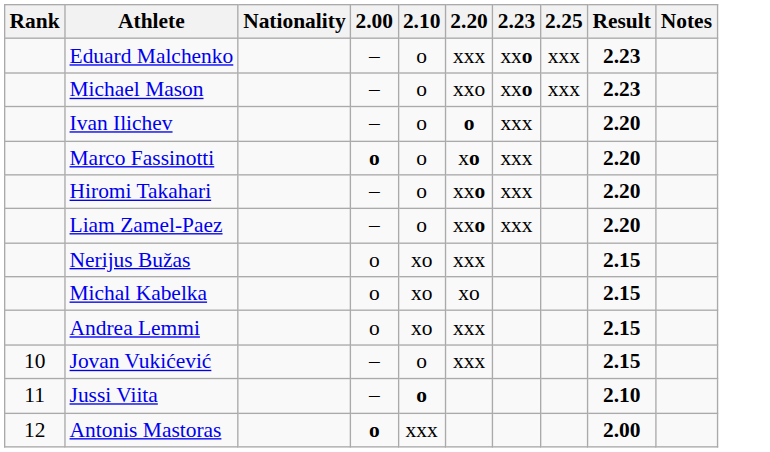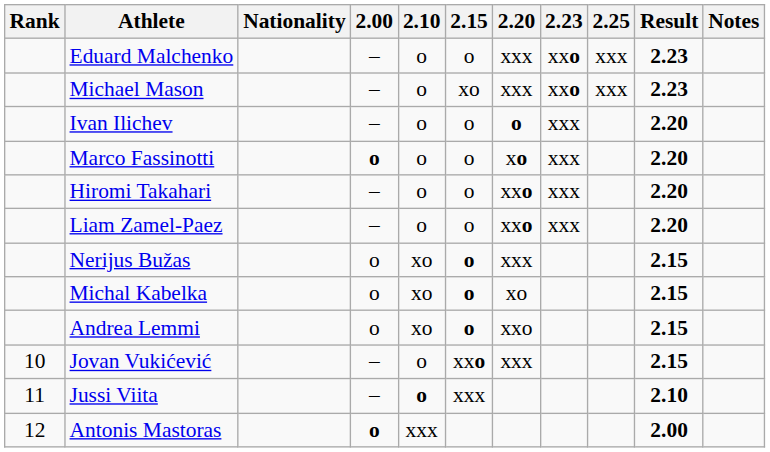+ column: (469, 21)
(469, 89) xxo -> (516, 89) xxx
(469, 327) xxx -> (516, 327) xxo
